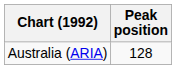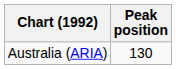(141, 53) 128 -> (141, 53) 130
